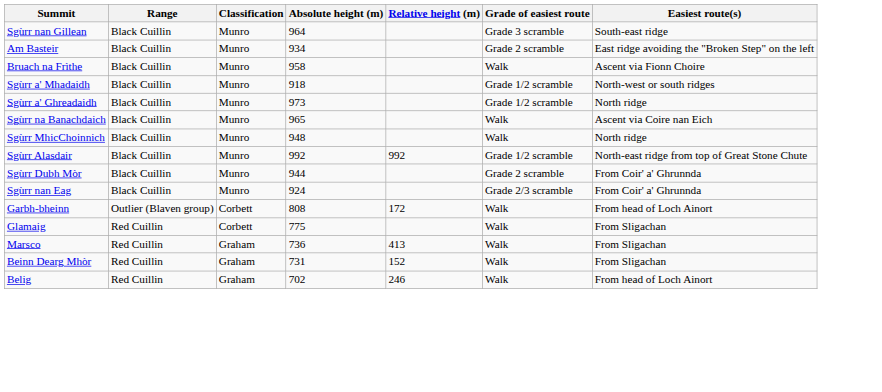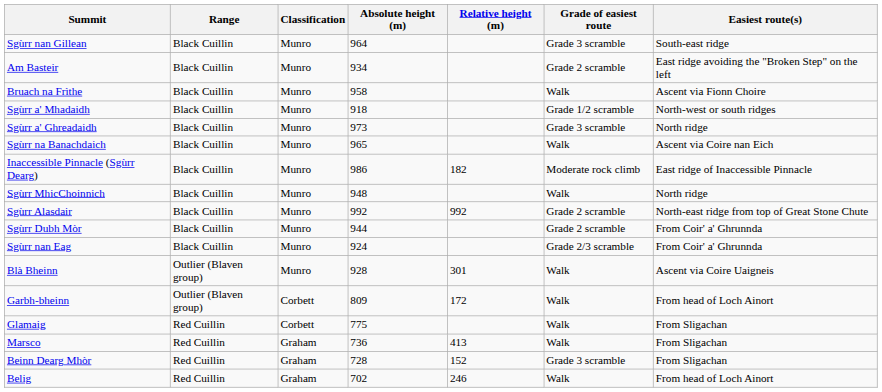(529, 102) Grade 1/2 scramble -> (586, 127) Grade 3 scramble
+ row: (71, 169)
(529, 155) Grade 1/2 scramble -> (586, 211) Grade 2 scramble
+ row: (32, 270)
(297, 208) 808 -> (359, 300) 809
(297, 262) 731 -> (359, 360) 728
(497, 262) Walk -> (586, 360) Grade 3 scramble
